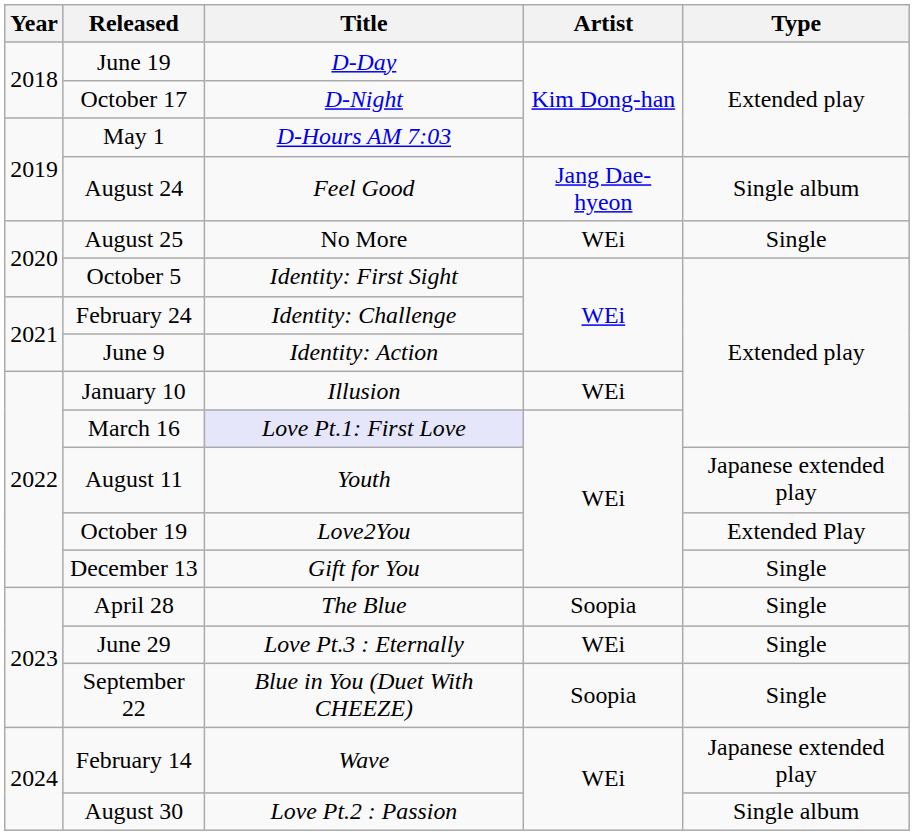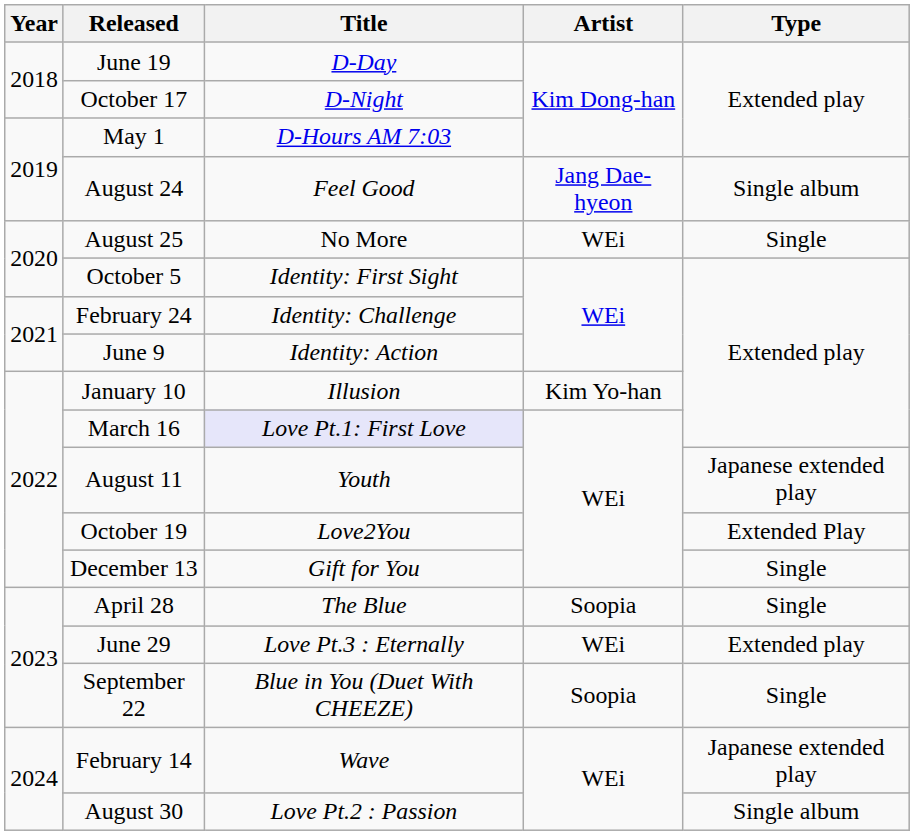(603, 390) WEi -> (603, 390) Kim Yo-han
(796, 644) Single -> (796, 644) Extended play
